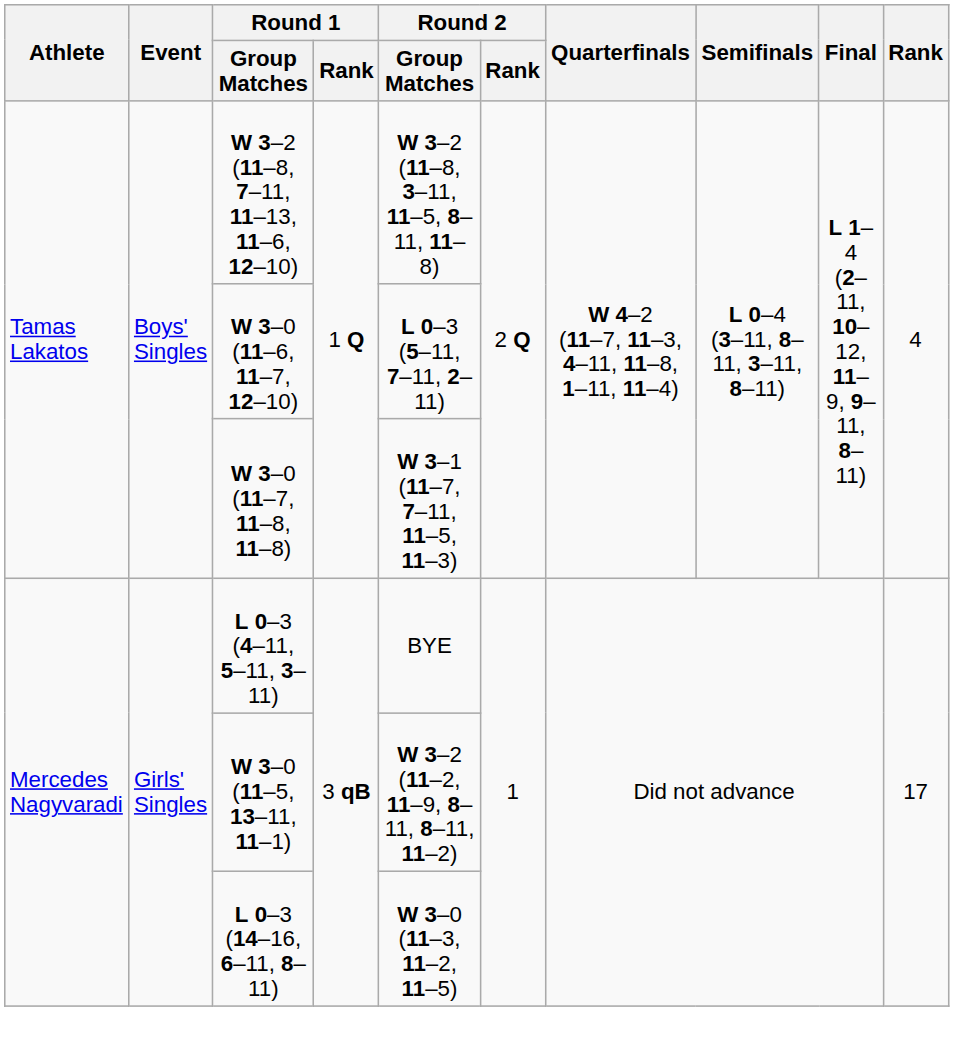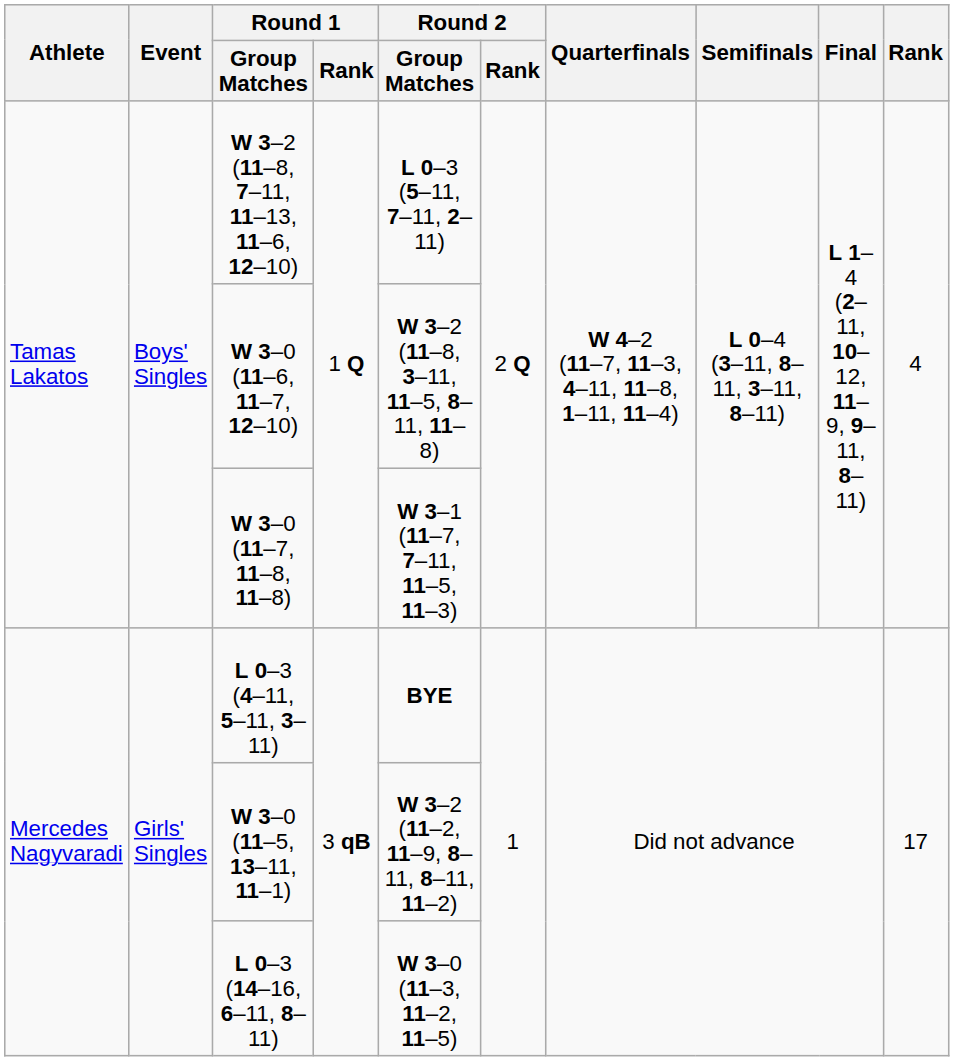(430, 205) W 3–2 (11–8, 3–11, 11–5, 8–11, 11–8) -> (430, 205) L 0–3 (5–11, 7–11, 2–11)
(430, 364) L 0–3 (5–11, 7–11, 2–11) -> (430, 389) W 3–2 (11–8, 3–11, 11–5, 8–11, 11–8)
(430, 646) normal -> (430, 695) bold
